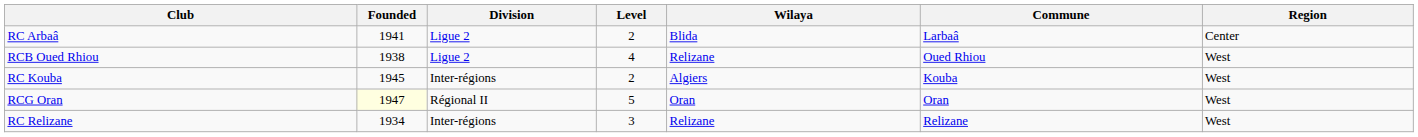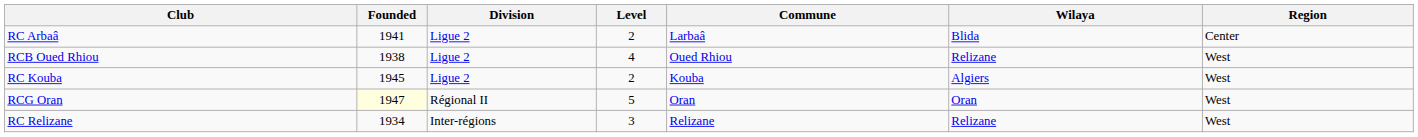columns swapped: (1061, 15) <-> (793, 15)
(463, 78) Inter-régions -> (450, 78) Ligue 2
